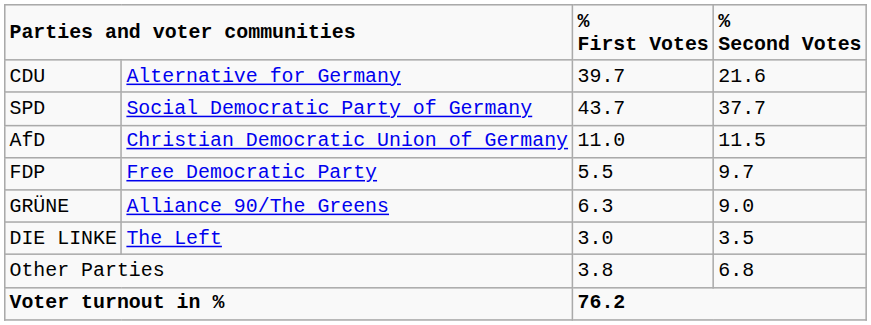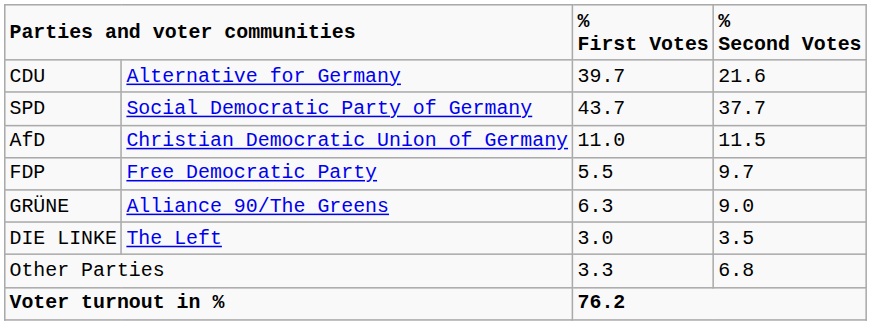(595, 271) 3.8 -> (595, 271) 3.3
